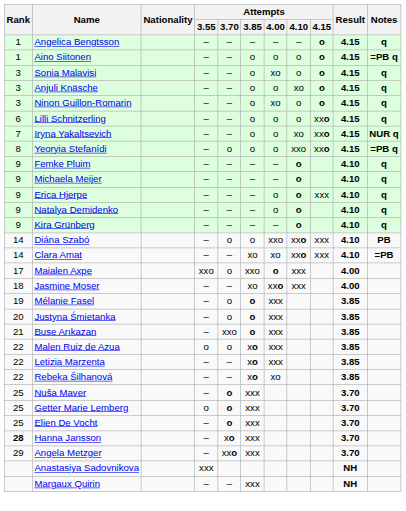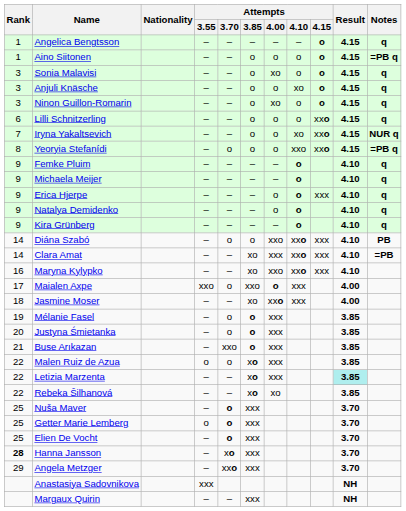(276, 255) xo -> (276, 255) xxx
+ row: (69, 270)
(350, 362) no background -> (350, 377) paleturquoise background
